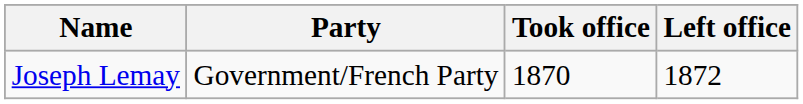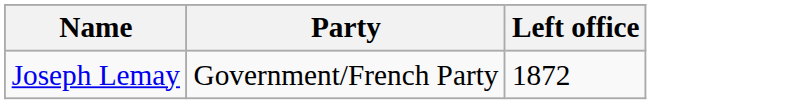- column: (581, 27)
